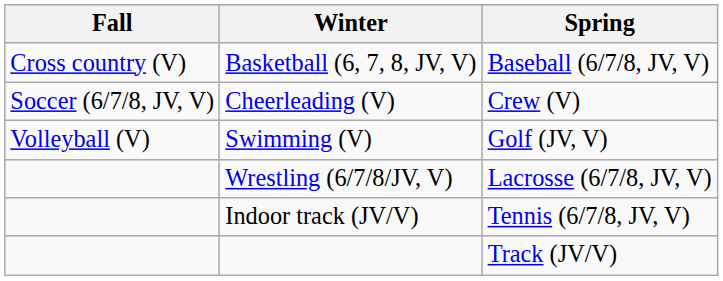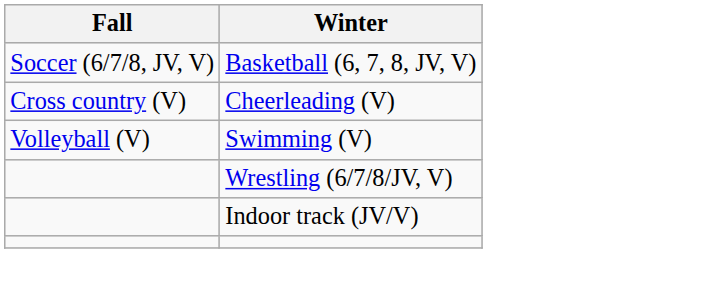- column: (600, 23)
(98, 62) Cross country (V) -> (112, 62) Soccer (6/7/8, JV, V)
(112, 100) Soccer (6/7/8, JV, V) -> (98, 100) Cross country (V)
